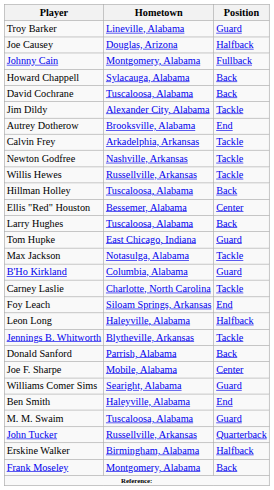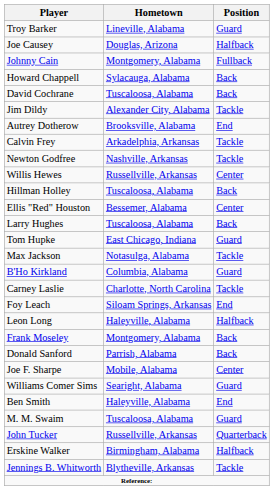(230, 175) Tackle -> (230, 175) Center
rows swapped: (38, 467) <-> (54, 337)
